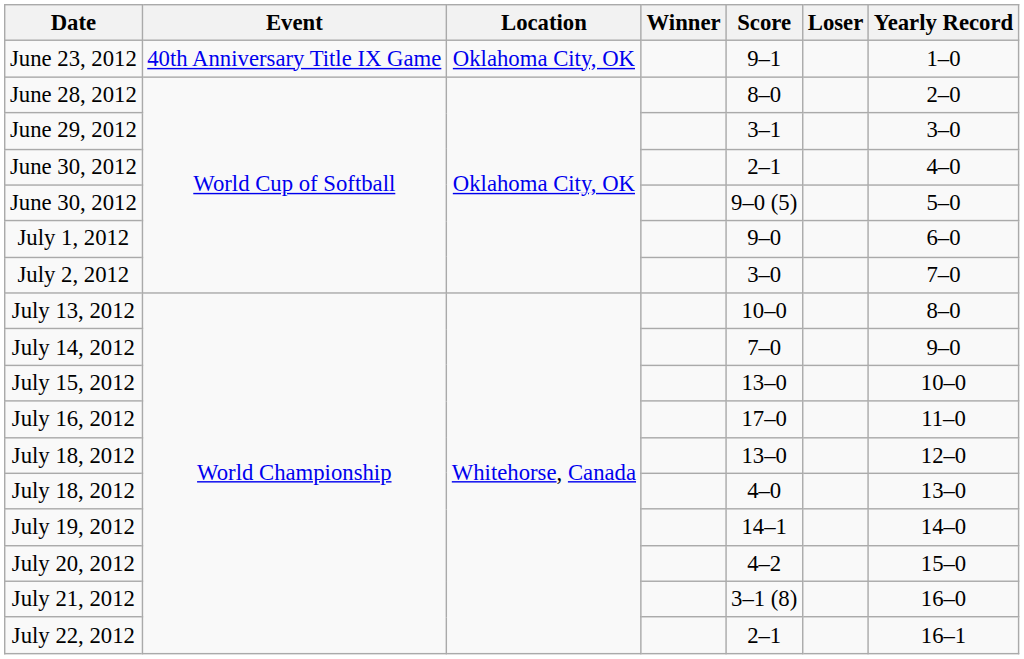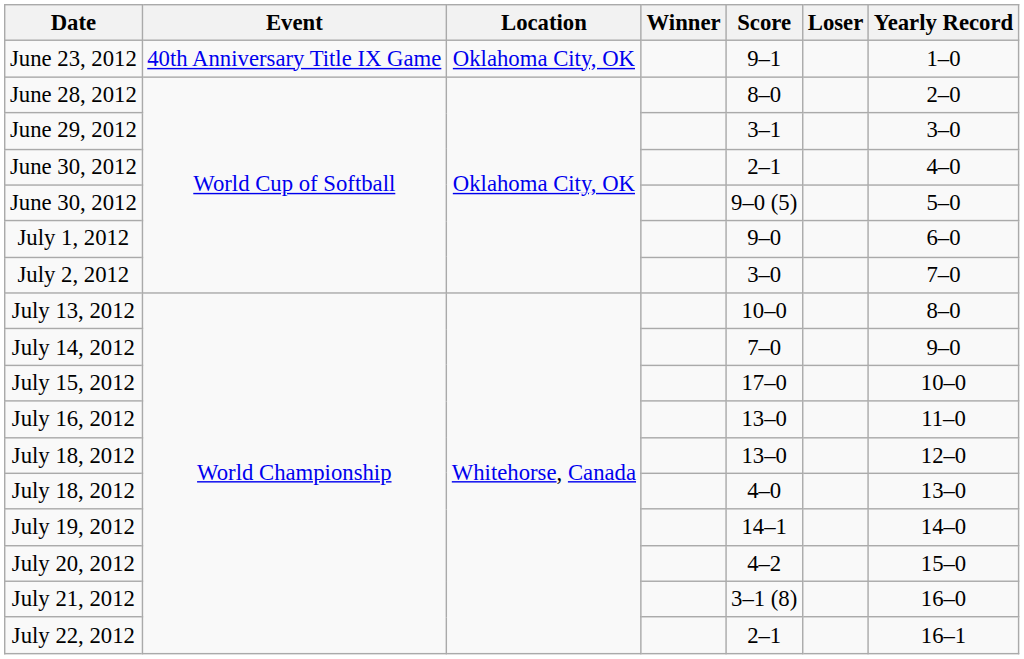(764, 382) 13–0 -> (764, 382) 17–0
(764, 418) 17–0 -> (764, 418) 13–0
